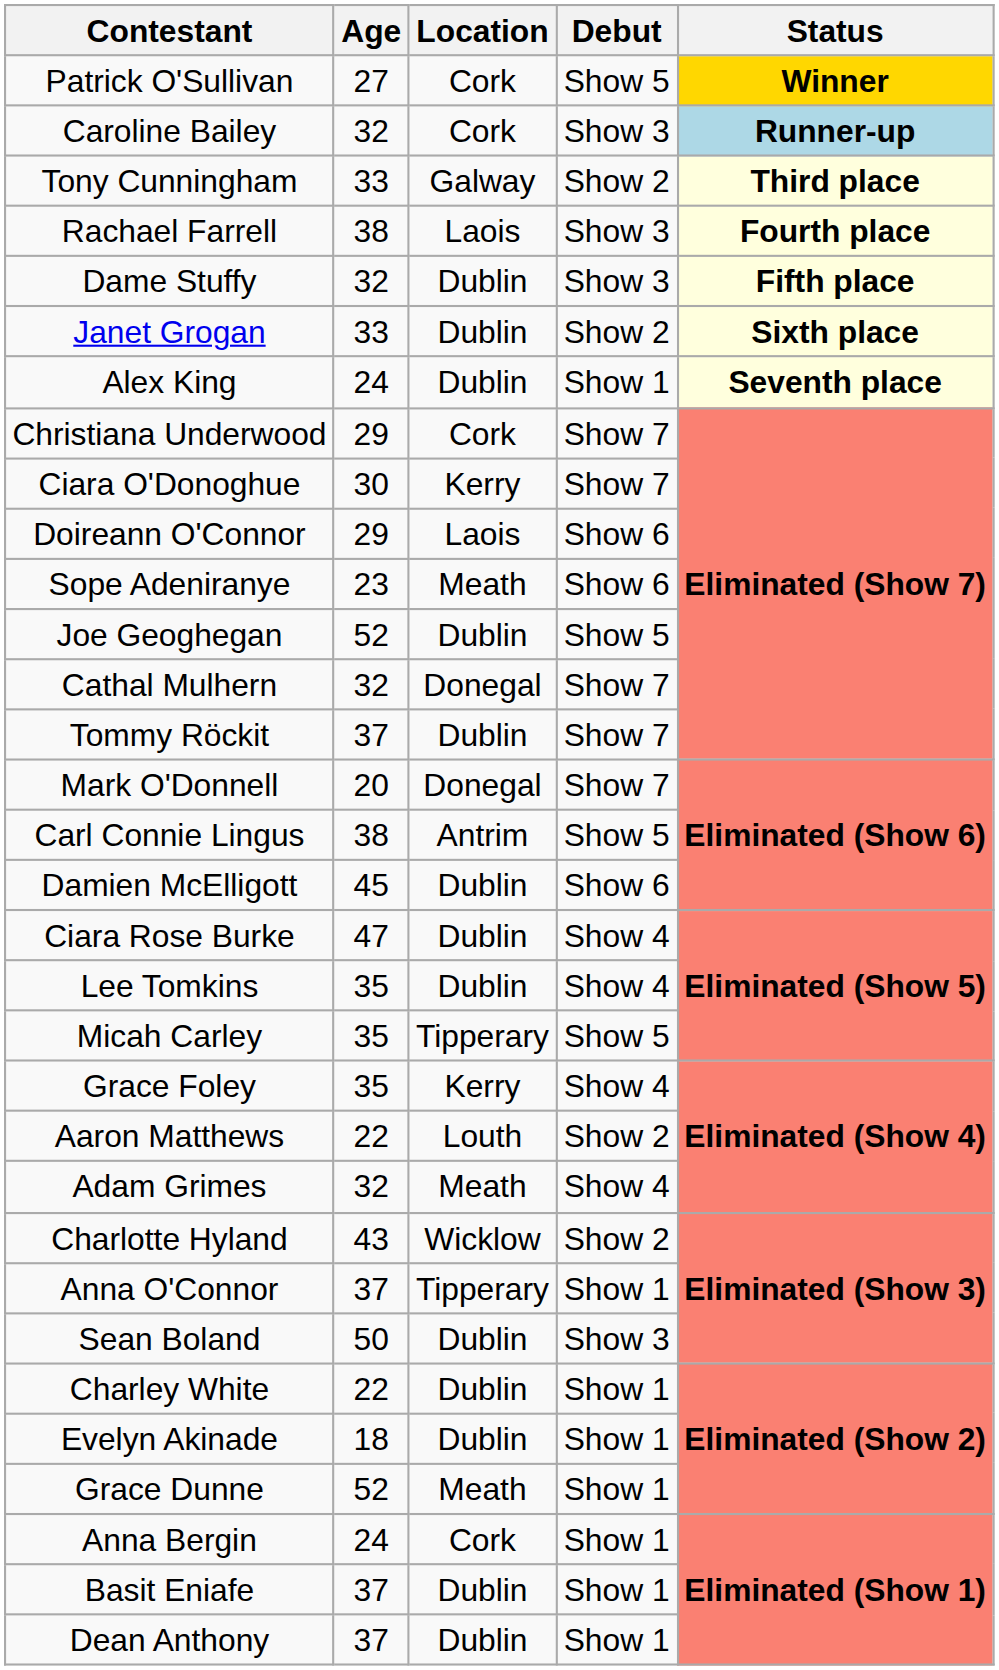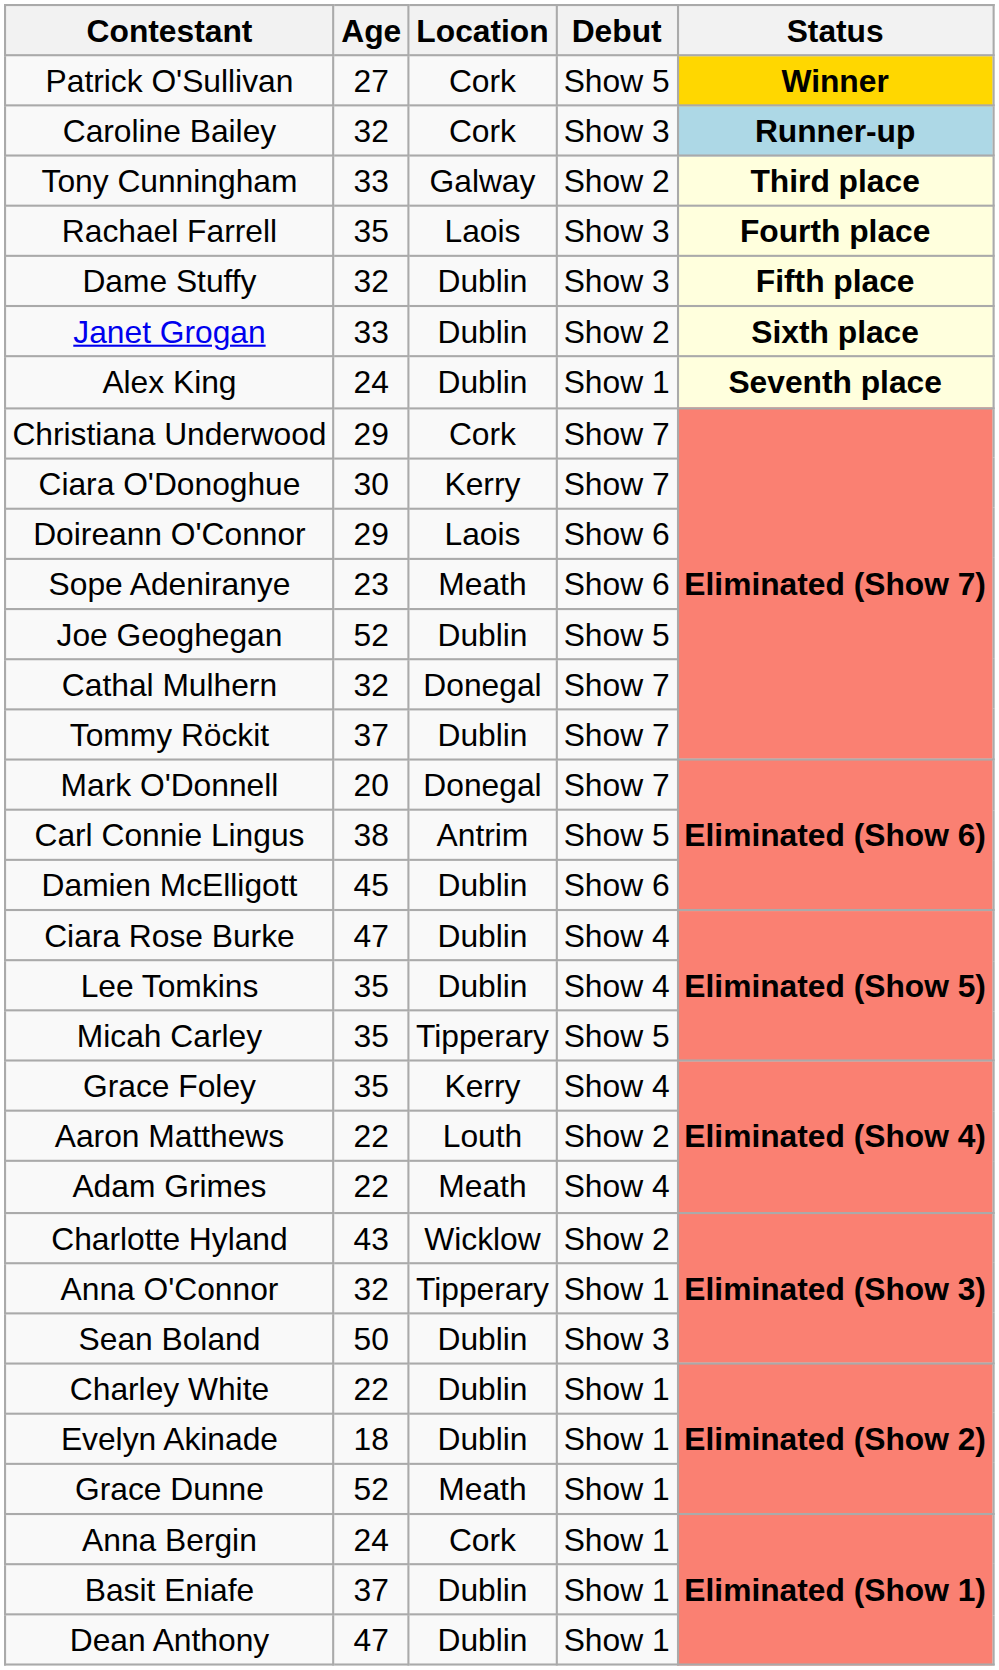(371, 232) 38 -> (371, 232) 35
(371, 1187) 32 -> (371, 1187) 22
(371, 1288) 37 -> (371, 1288) 32
(371, 1640) 37 -> (371, 1640) 47
